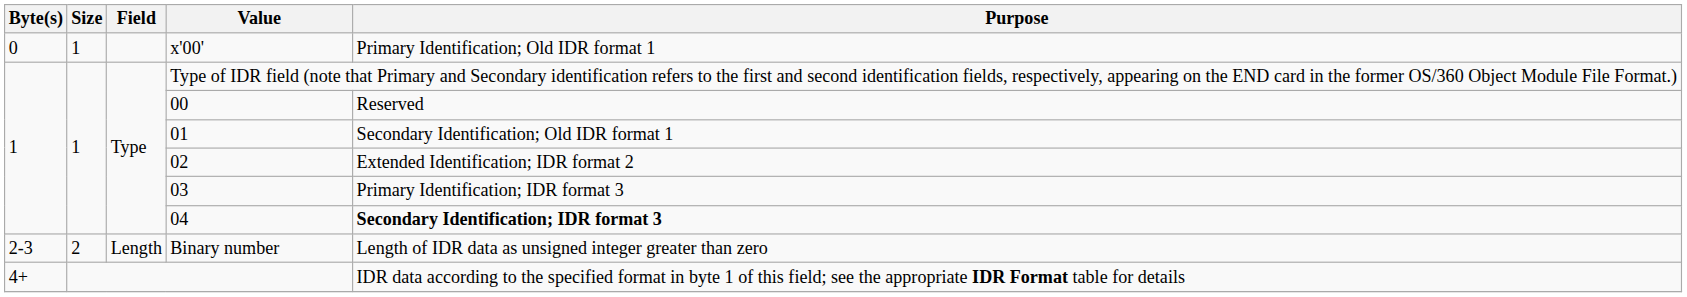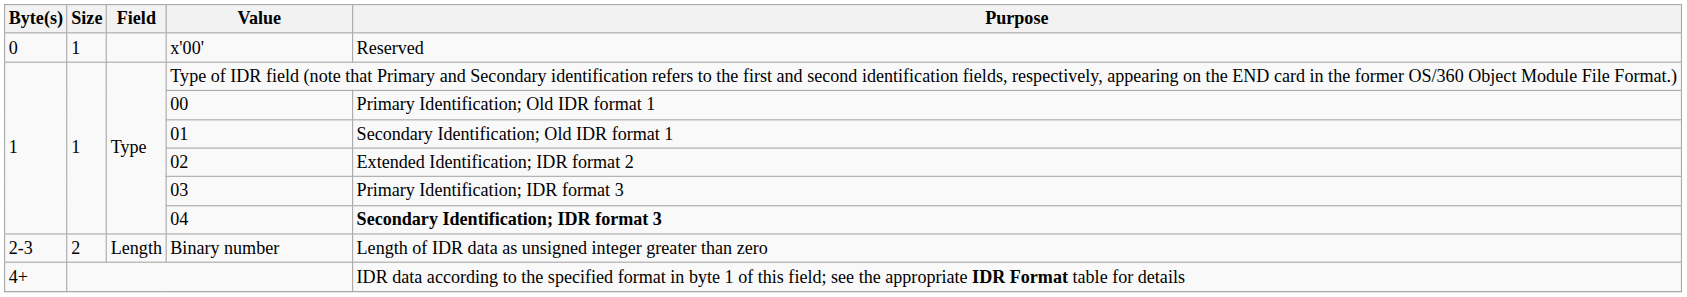(506, 47) Primary Identification; Old IDR format 1 -> (390, 47) Reserved
(390, 104) Reserved -> (506, 104) Primary Identification; Old IDR format 1
